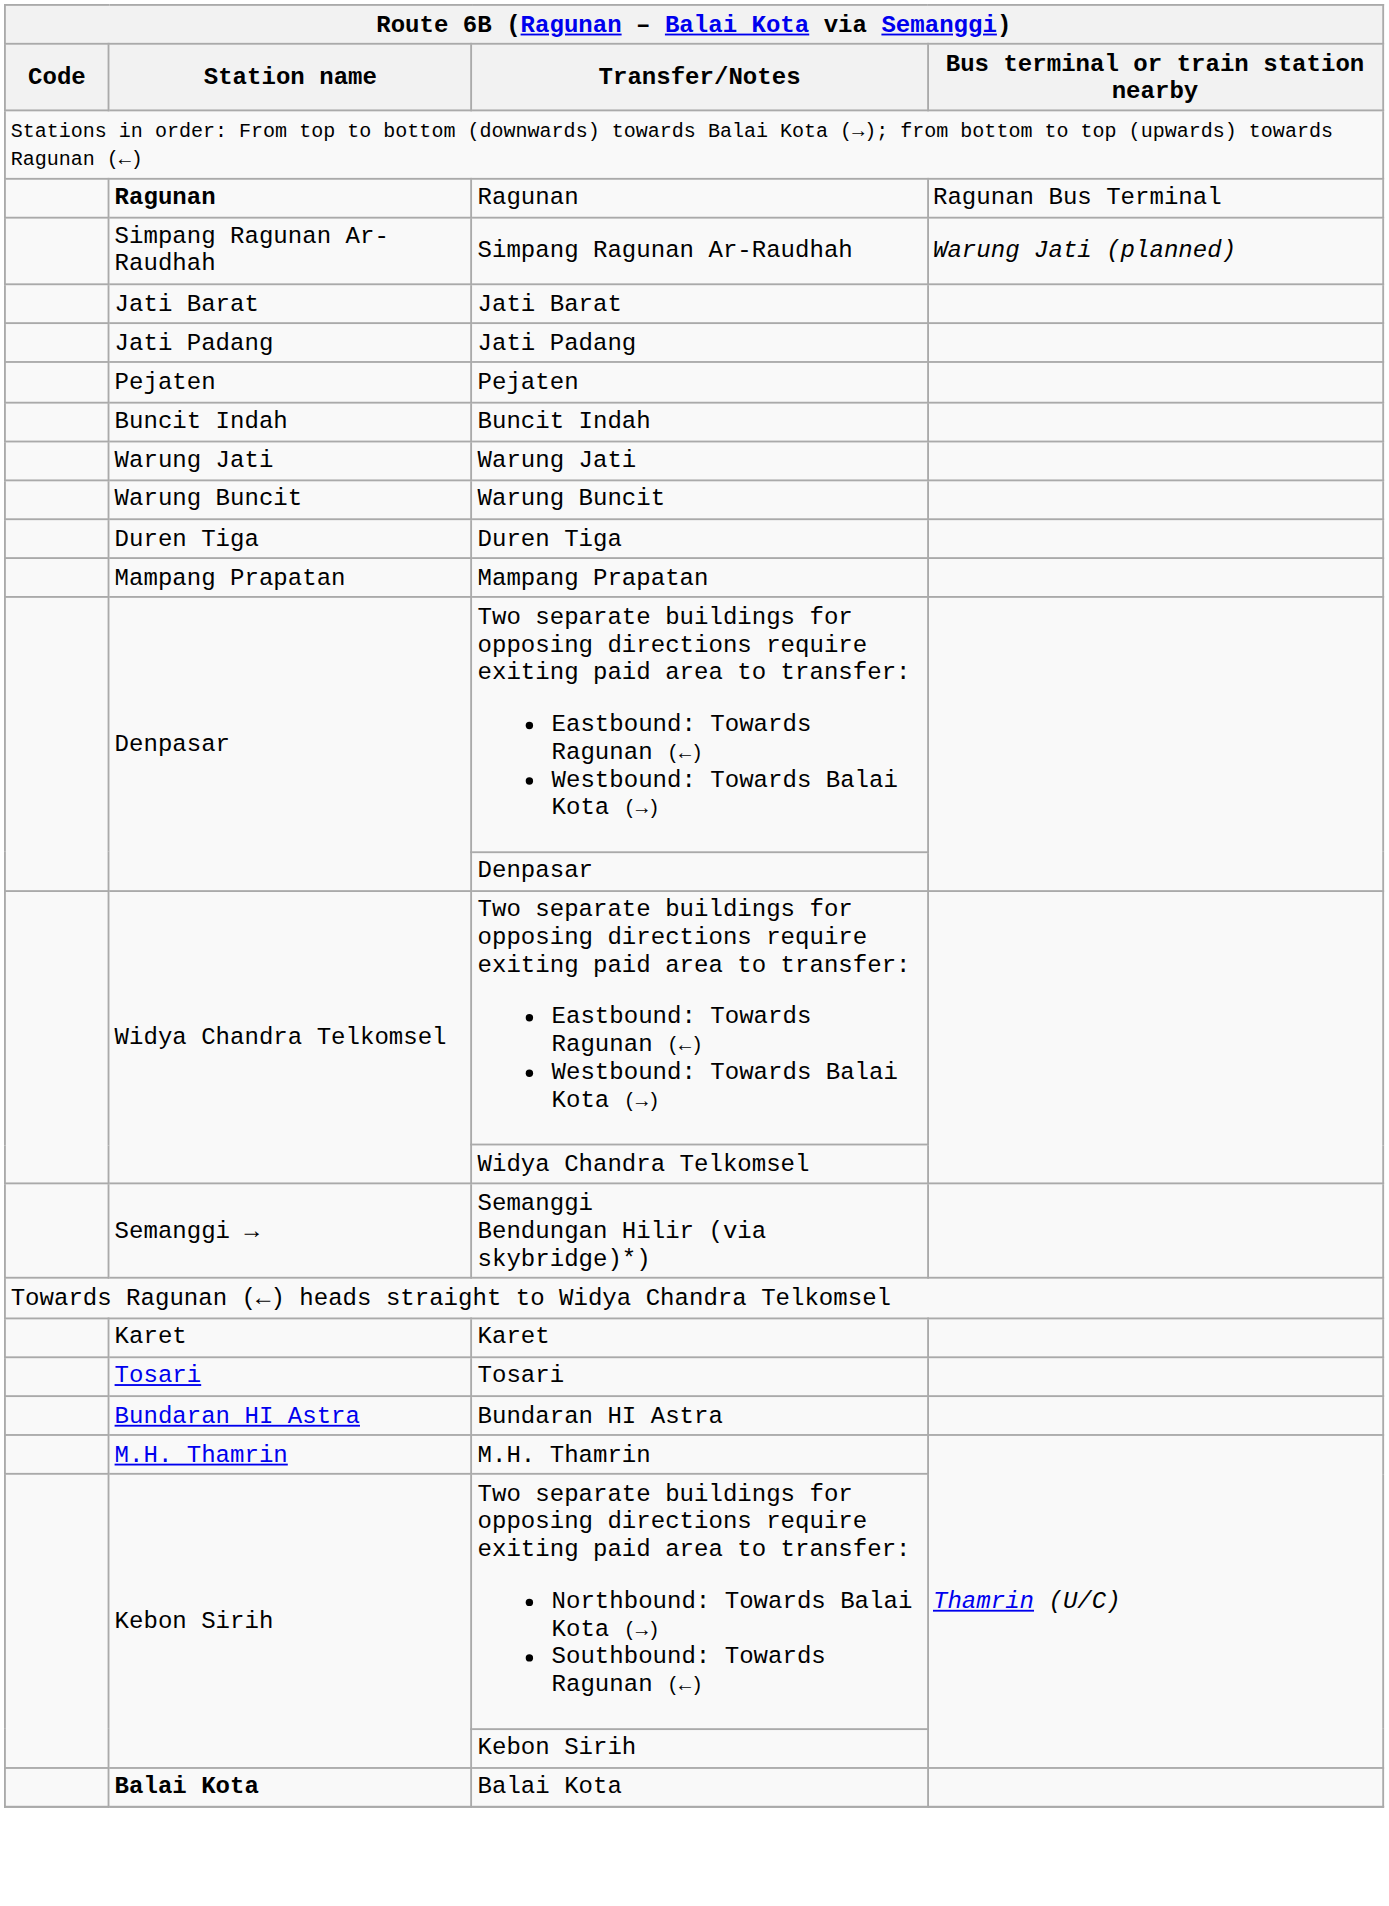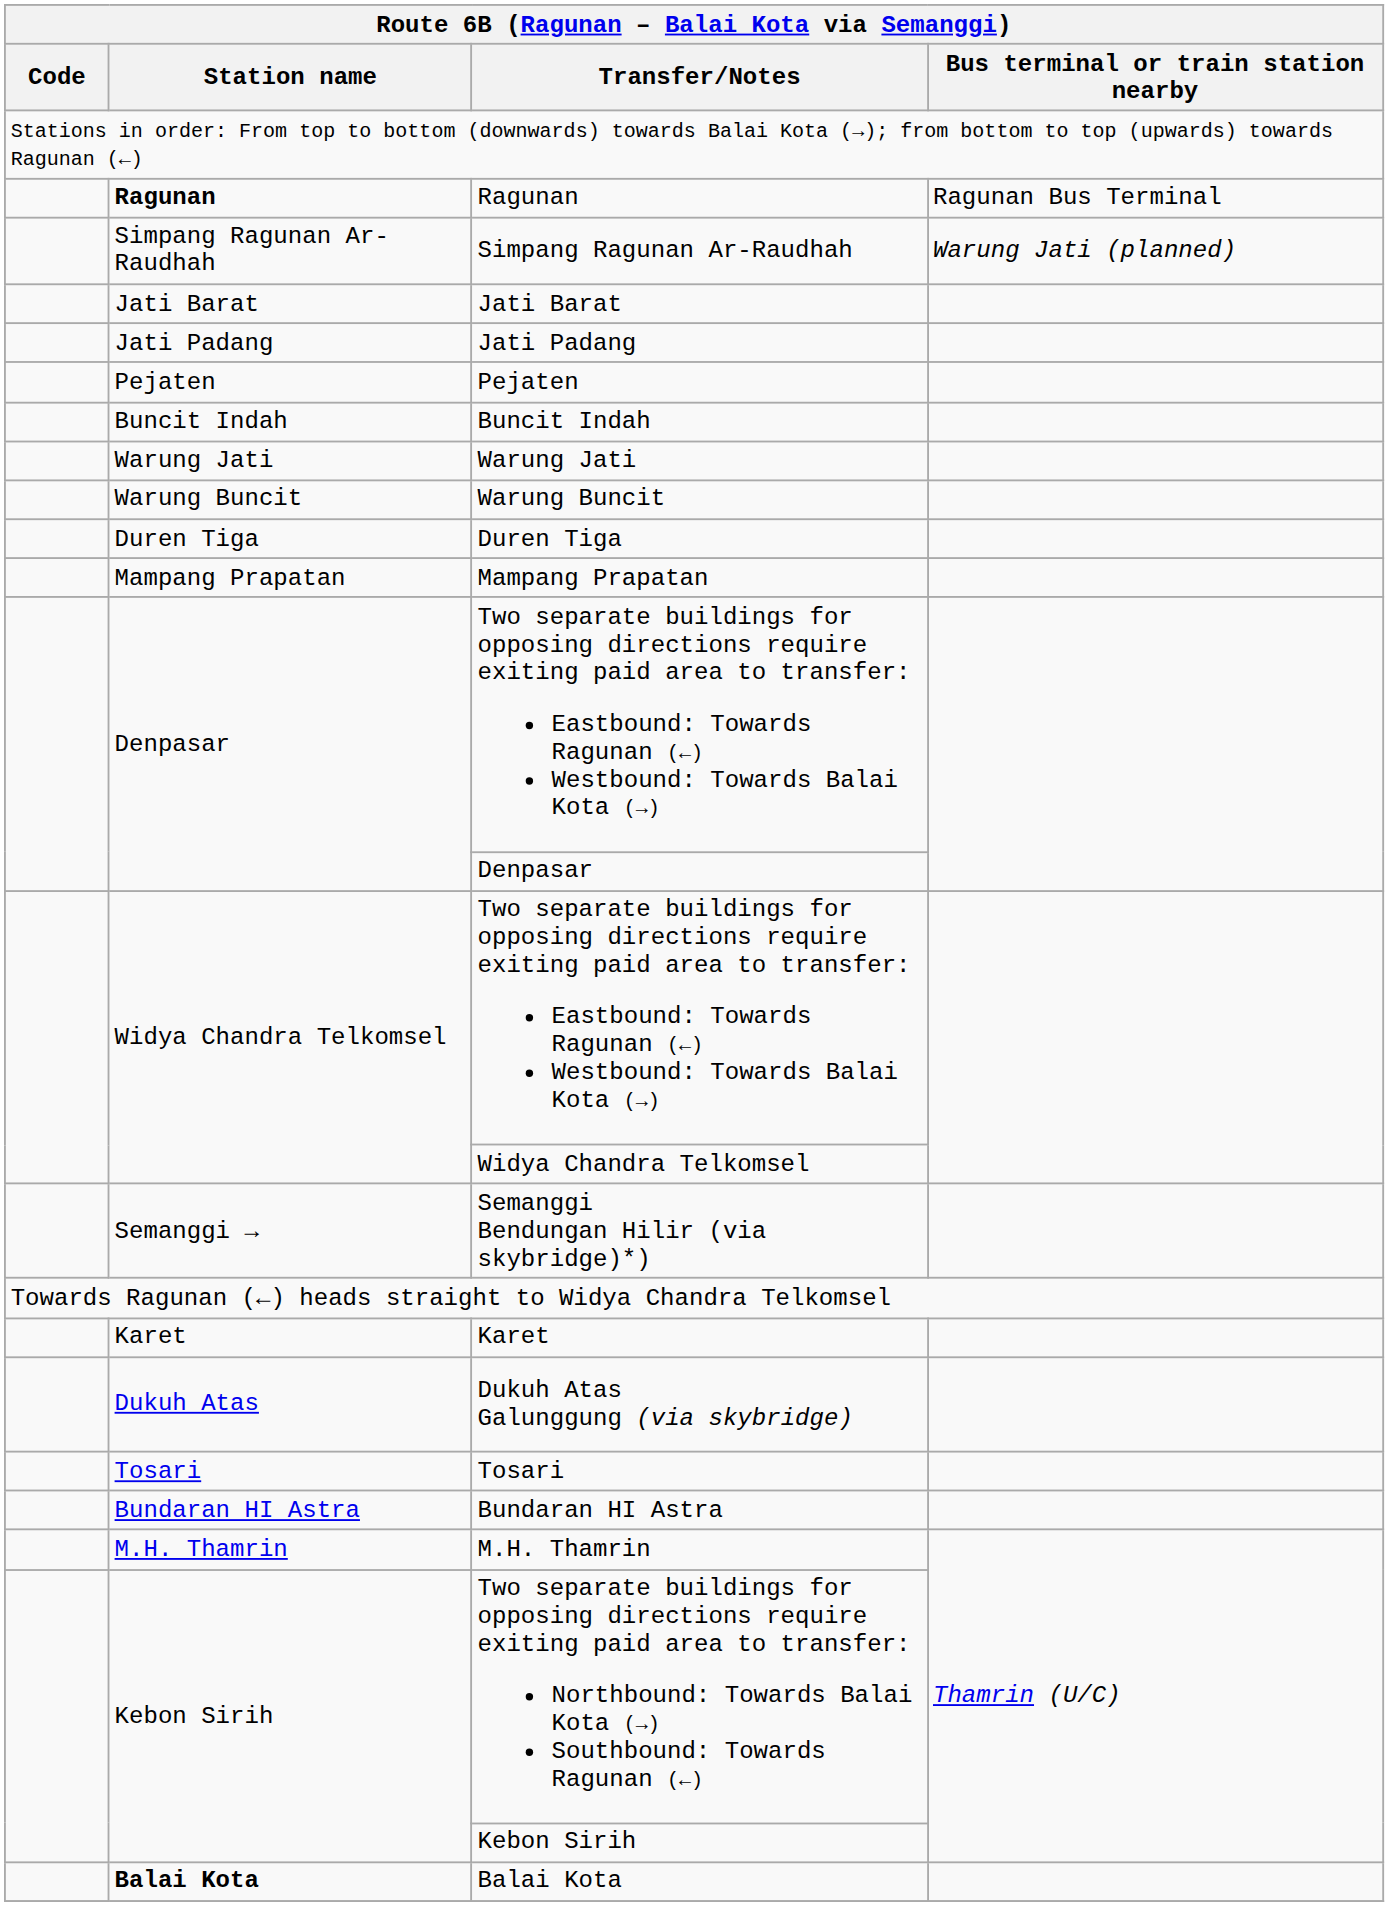+ row: (187, 1404)
